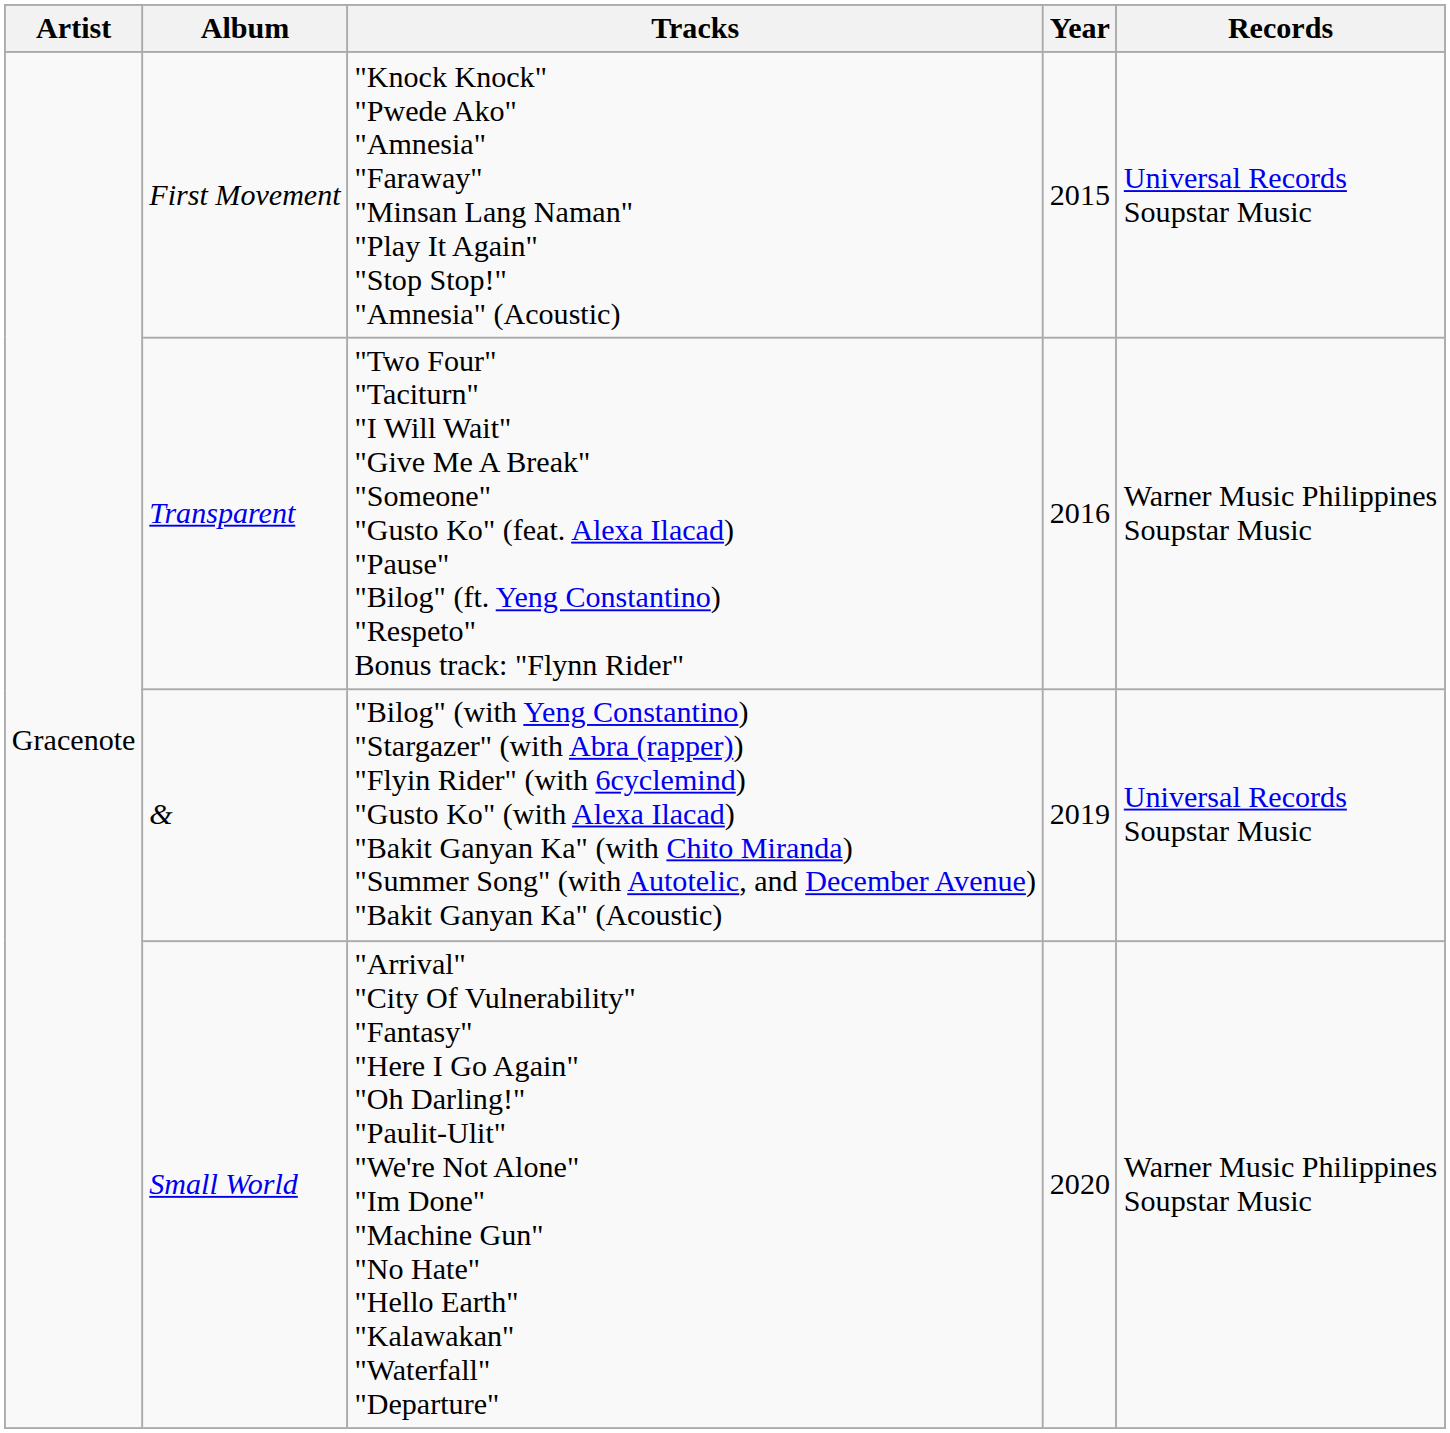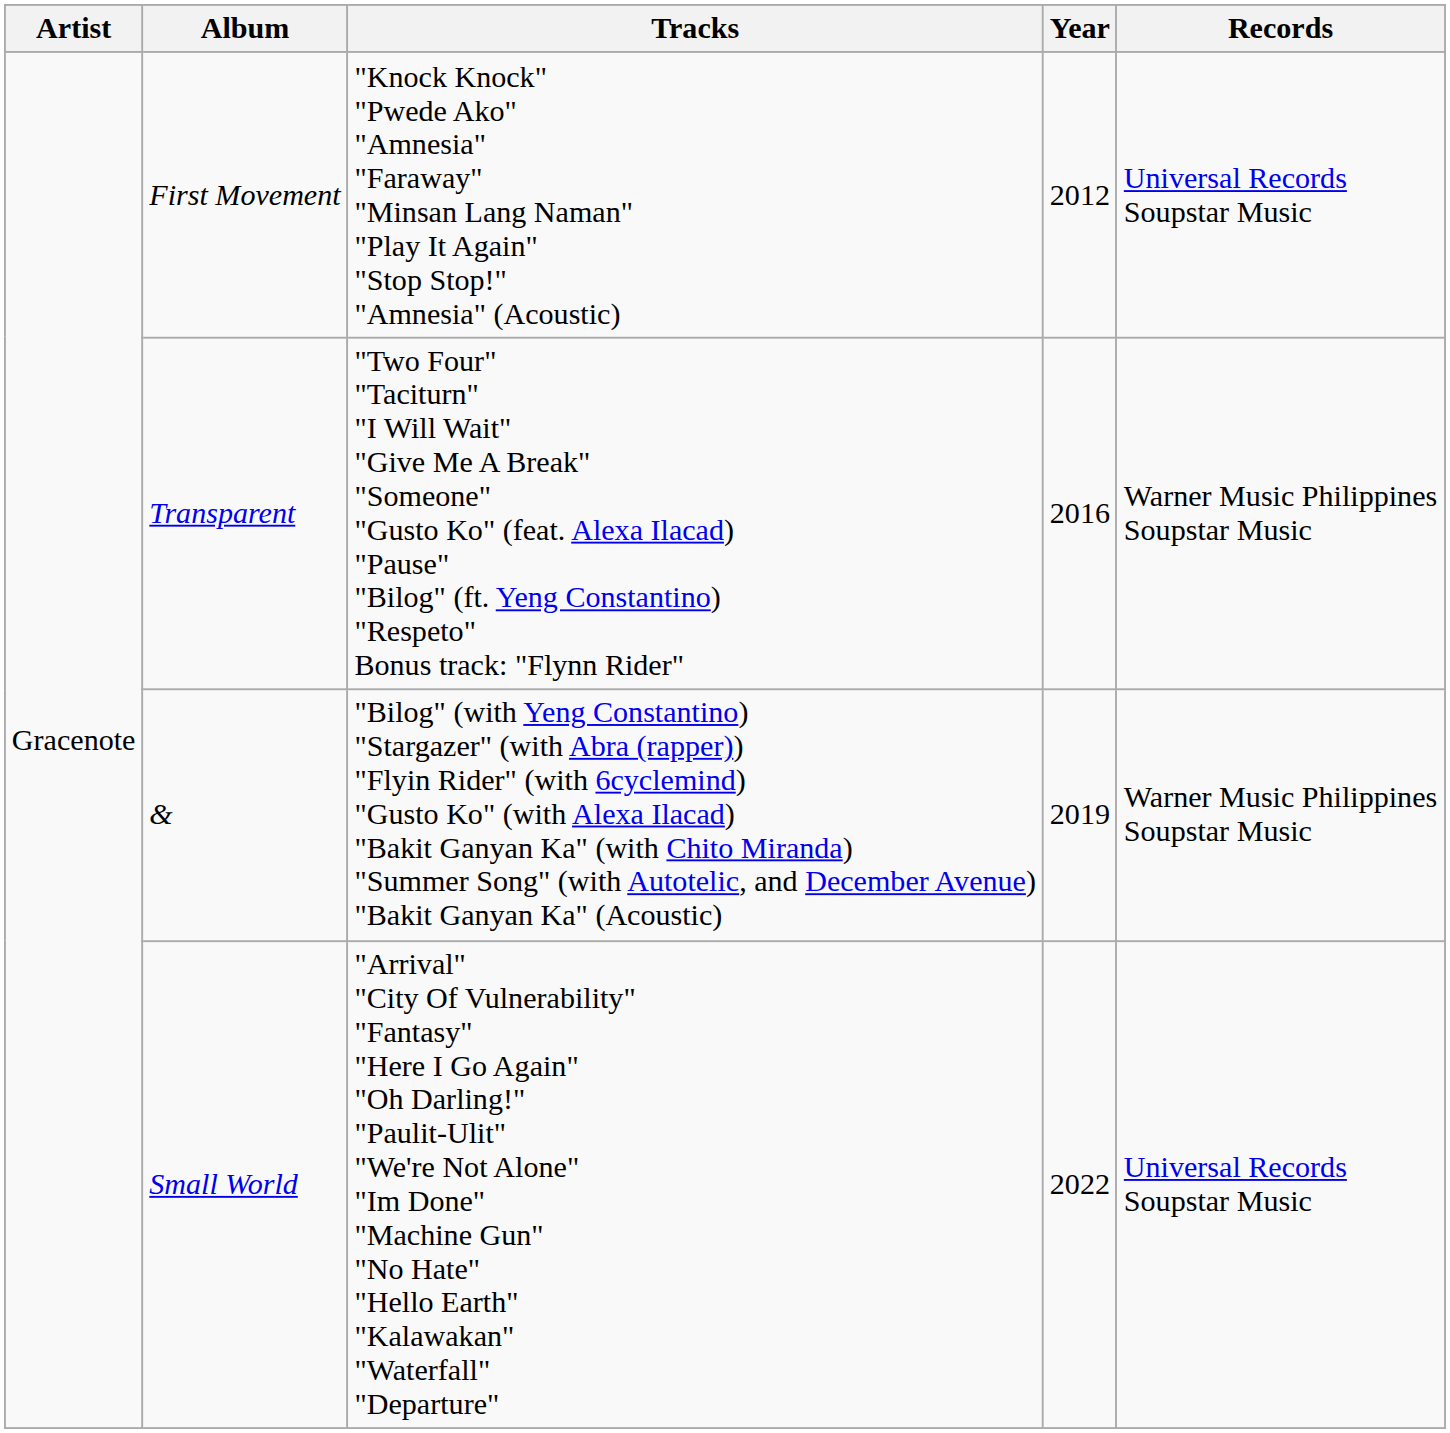(1080, 194) 2015 -> (1080, 194) 2012
(1235, 814) Universal Records Soupstar Music -> (1281, 814) Warner Music Philippines Soupstar Music
(1080, 1183) 2020 -> (1080, 1183) 2022
(1281, 1183) Warner Music Philippines Soupstar Music -> (1235, 1183) Universal Records Soupstar Music
